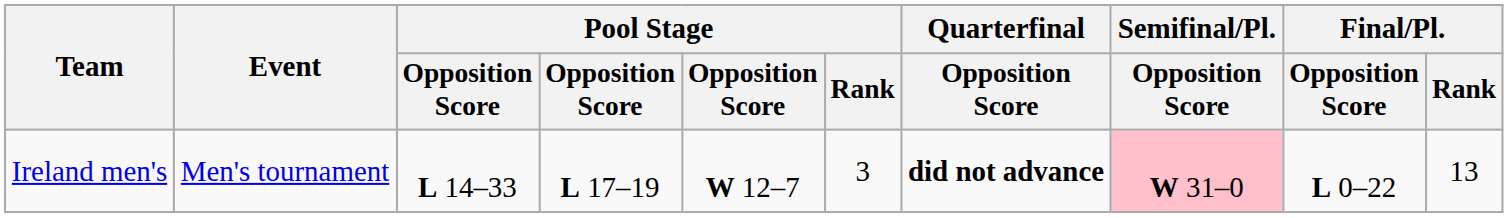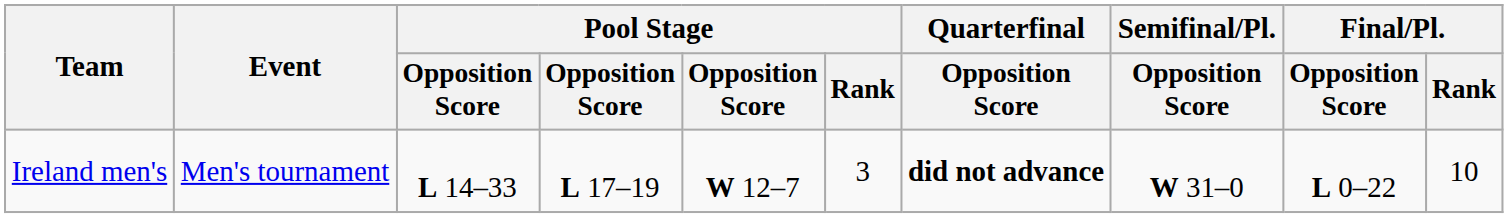(1197, 187) pink background -> (1197, 187) no background
(1464, 170) 13 -> (1464, 170) 10
